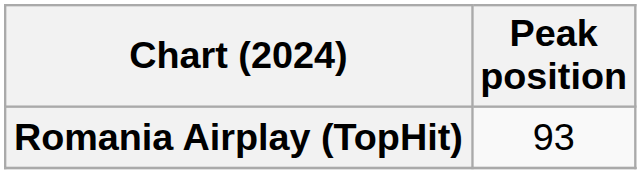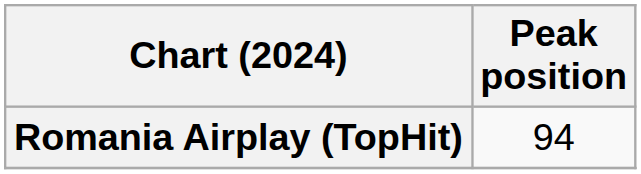(554, 136) 93 -> (554, 136) 94
